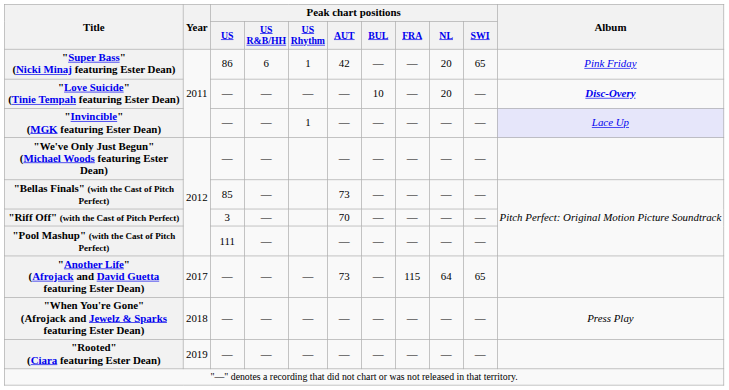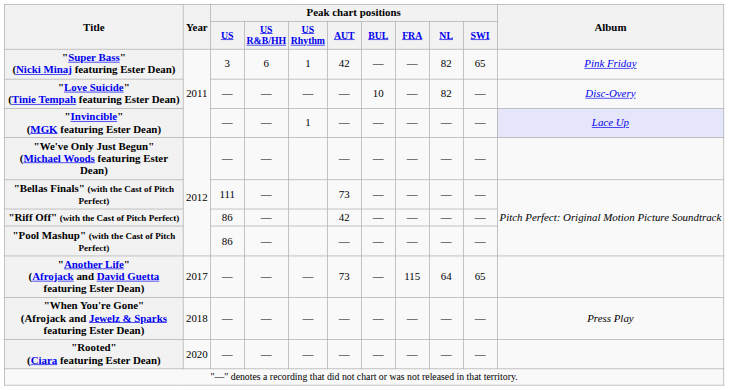(227, 64) 86 -> (227, 64) 3
(446, 64) 20 -> (446, 64) 82
(446, 93) 20 -> (446, 93) 82
(610, 93) bold -> (610, 93) normal
(227, 194) 85 -> (227, 194) 111
(227, 217) 3 -> (227, 217) 86
(344, 217) 70 -> (344, 217) 42
(227, 241) 111 -> (227, 241) 86
(197, 354) 2019 -> (197, 354) 2020
